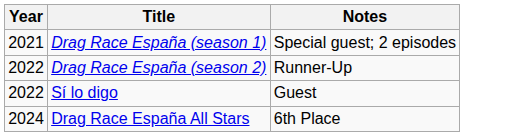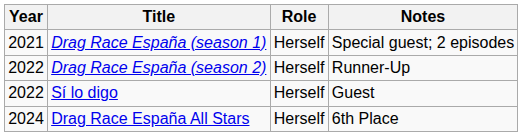+ column: (299, 17)
